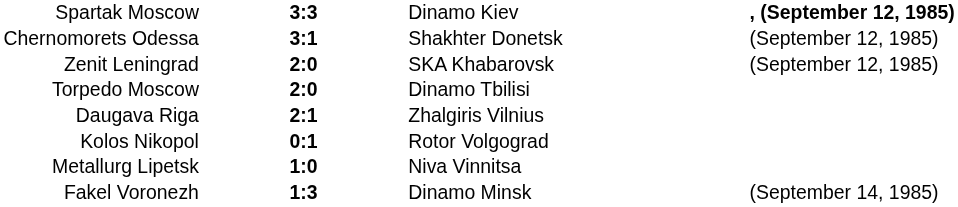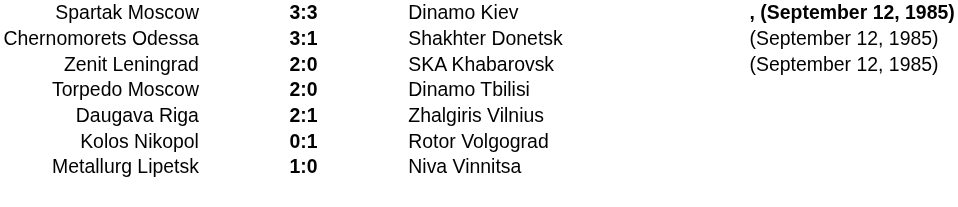- row: (131, 192)
